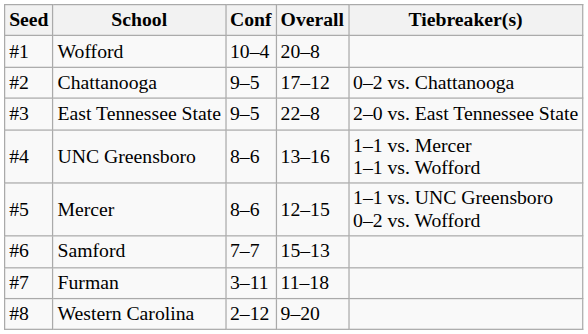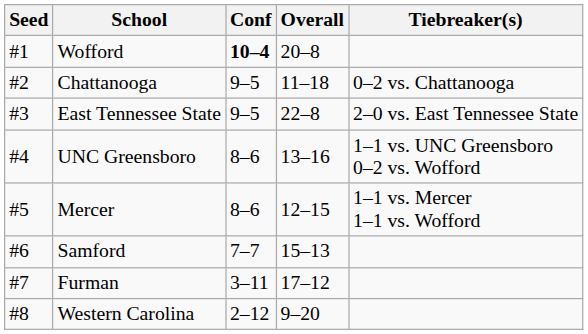(250, 51) normal -> (250, 51) bold
(305, 82) 17–12 -> (305, 82) 11–18
(417, 156) 1–1 vs. Mercer 1–1 vs. Wofford -> (453, 156) 1–1 vs. UNC Greensboro 0–2 vs. Wofford
(453, 209) 1–1 vs. UNC Greensboro 0–2 vs. Wofford -> (417, 209) 1–1 vs. Mercer 1–1 vs. Wofford
(305, 282) 11–18 -> (305, 282) 17–12
